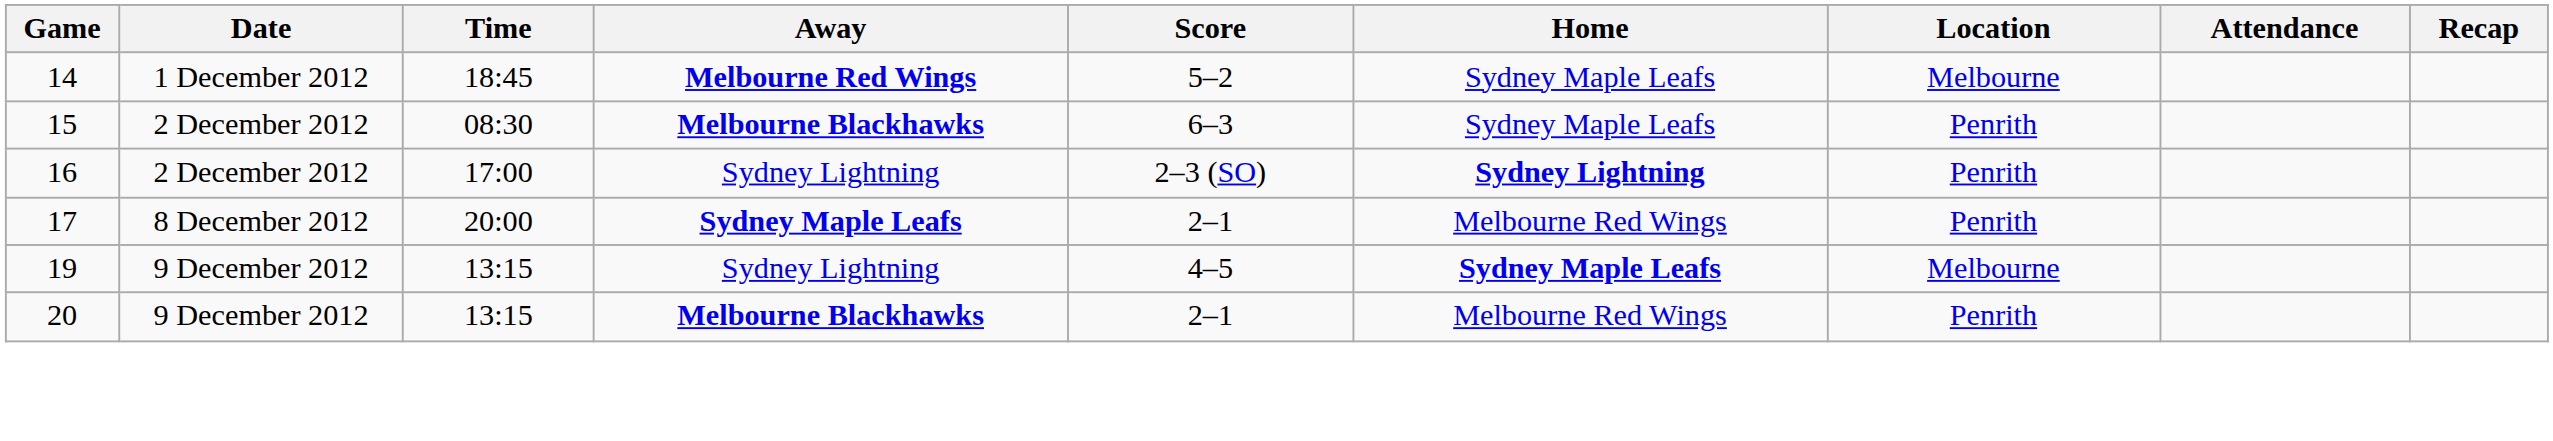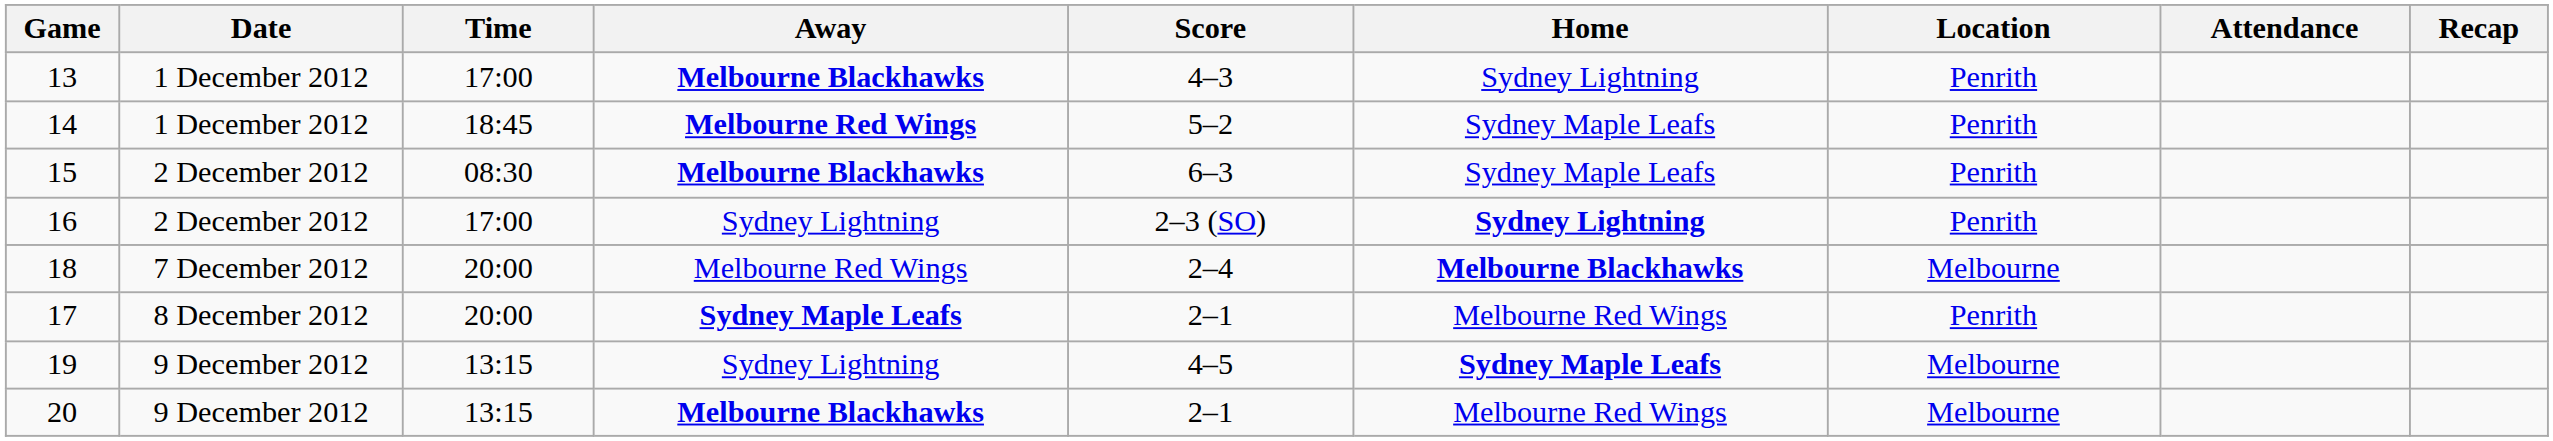+ row: (62, 76)
(1993, 76) Melbourne -> (1993, 124) Penrith
+ row: (62, 268)
(1993, 316) Penrith -> (1993, 412) Melbourne
